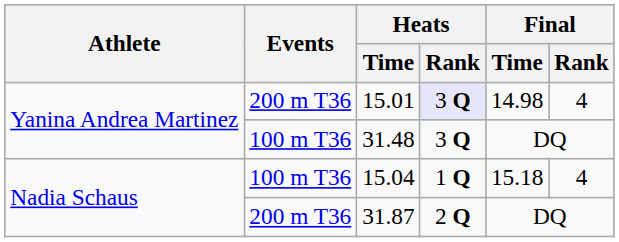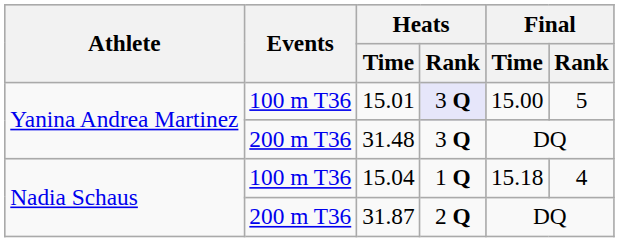(300, 101) 200 m T36 -> (300, 101) 100 m T36
(517, 101) 14.98 -> (517, 101) 15.00
(582, 101) 4 -> (582, 101) 5
(300, 139) 100 m T36 -> (300, 139) 200 m T36
